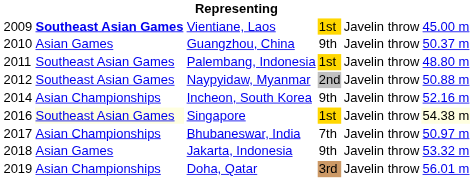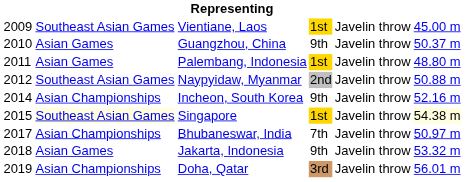(109, 26) bold -> (105, 26) normal
(105, 62) Southeast Asian Games -> (74, 62) Asian Games
(18, 115) 2016 -> (18, 115) 2015
